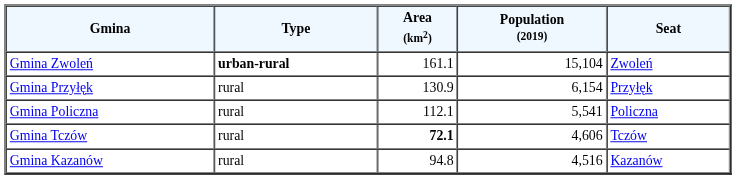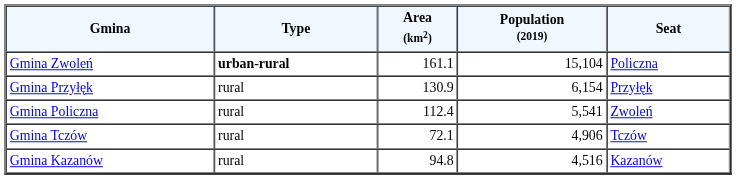(631, 63) Zwoleń -> (634, 63) Policzna
(438, 112) 112.1 -> (438, 112) 112.4
(634, 112) Policzna -> (631, 112) Zwoleń
(442, 136) bold -> (442, 136) normal
(587, 136) 4,606 -> (587, 136) 4,906
